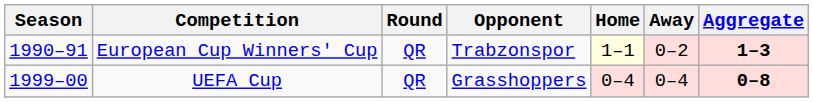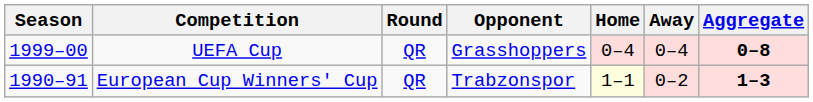rows swapped: (237, 50) <-> (237, 81)
